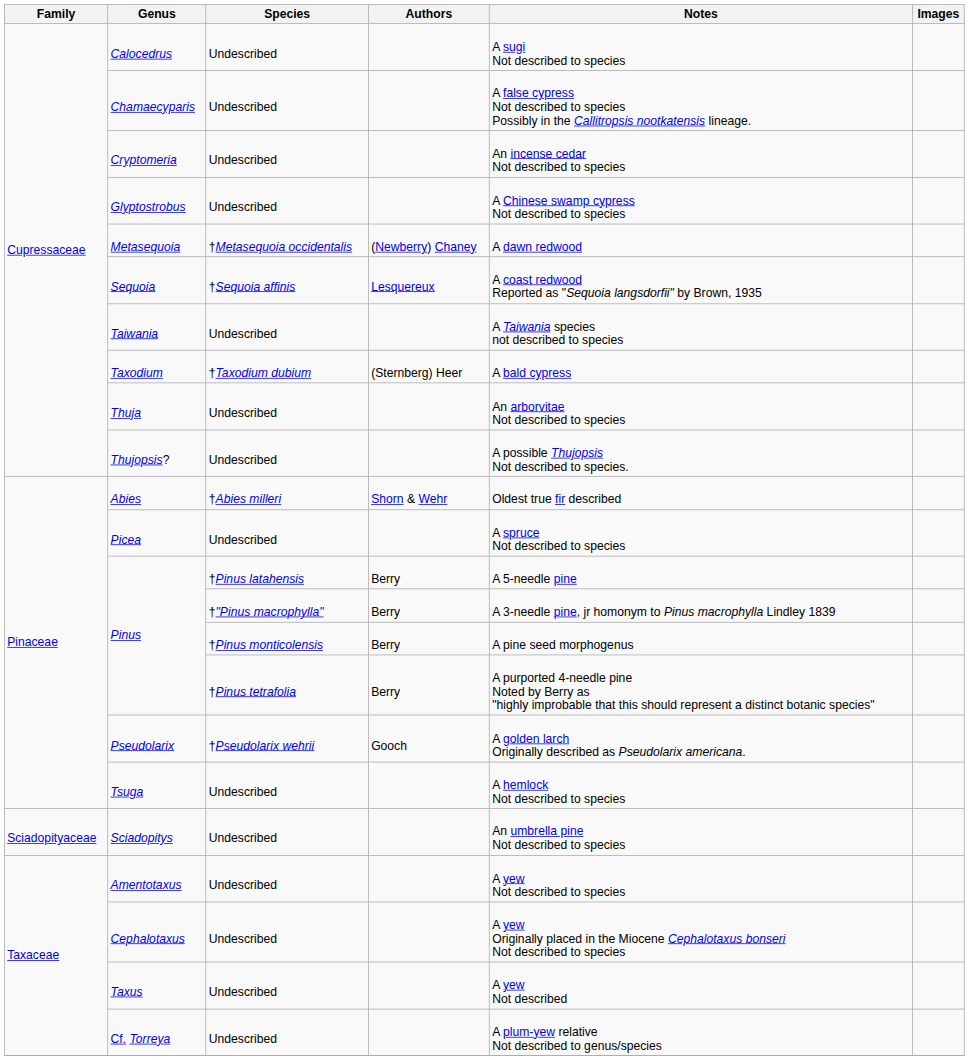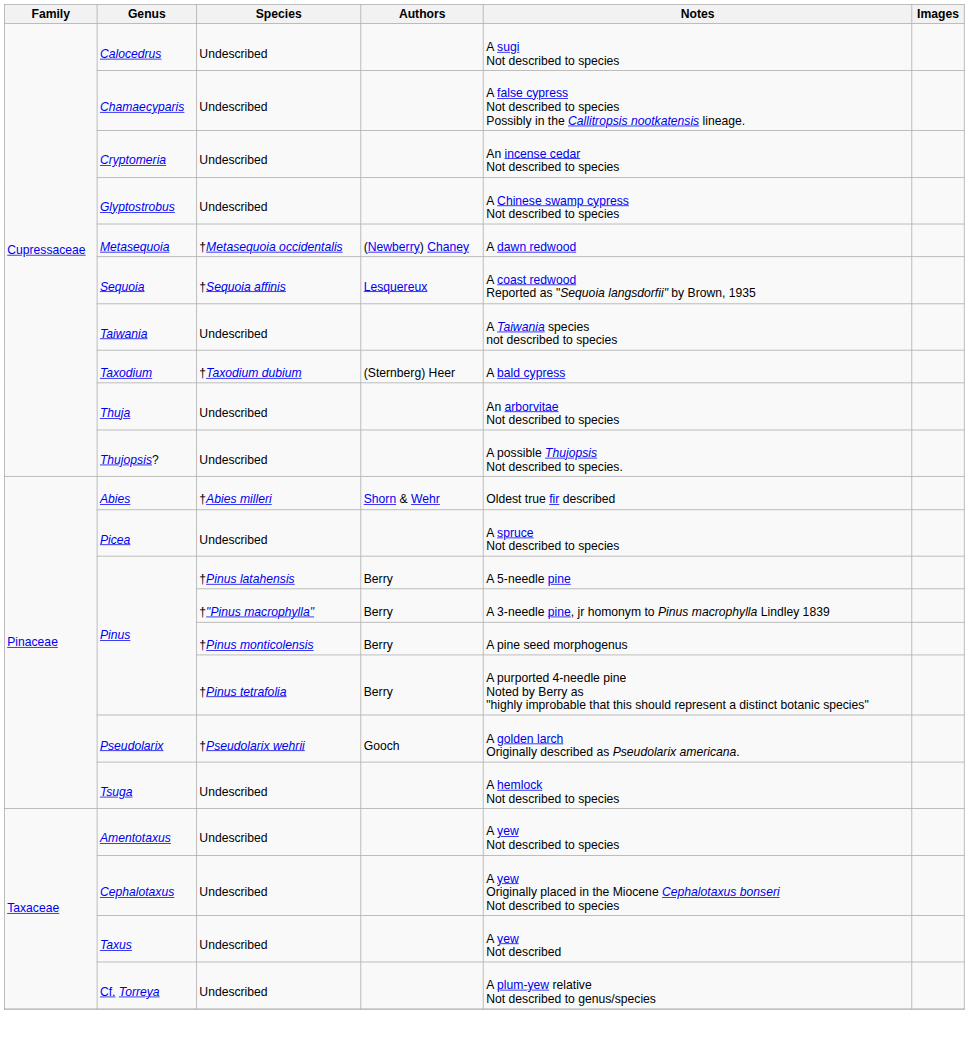- row: (142, 838)
